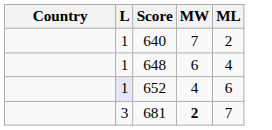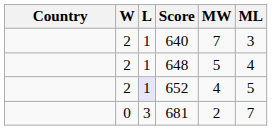+ column: (127, 16)
(228, 40) 2 -> (251, 40) 3
(194, 64) 6 -> (217, 64) 5
(228, 88) 6 -> (251, 88) 5
(194, 112) bold -> (217, 112) normal
